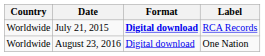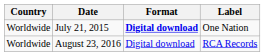(230, 28) RCA Records -> (226, 28) One Nation
(226, 43) One Nation -> (230, 43) RCA Records
